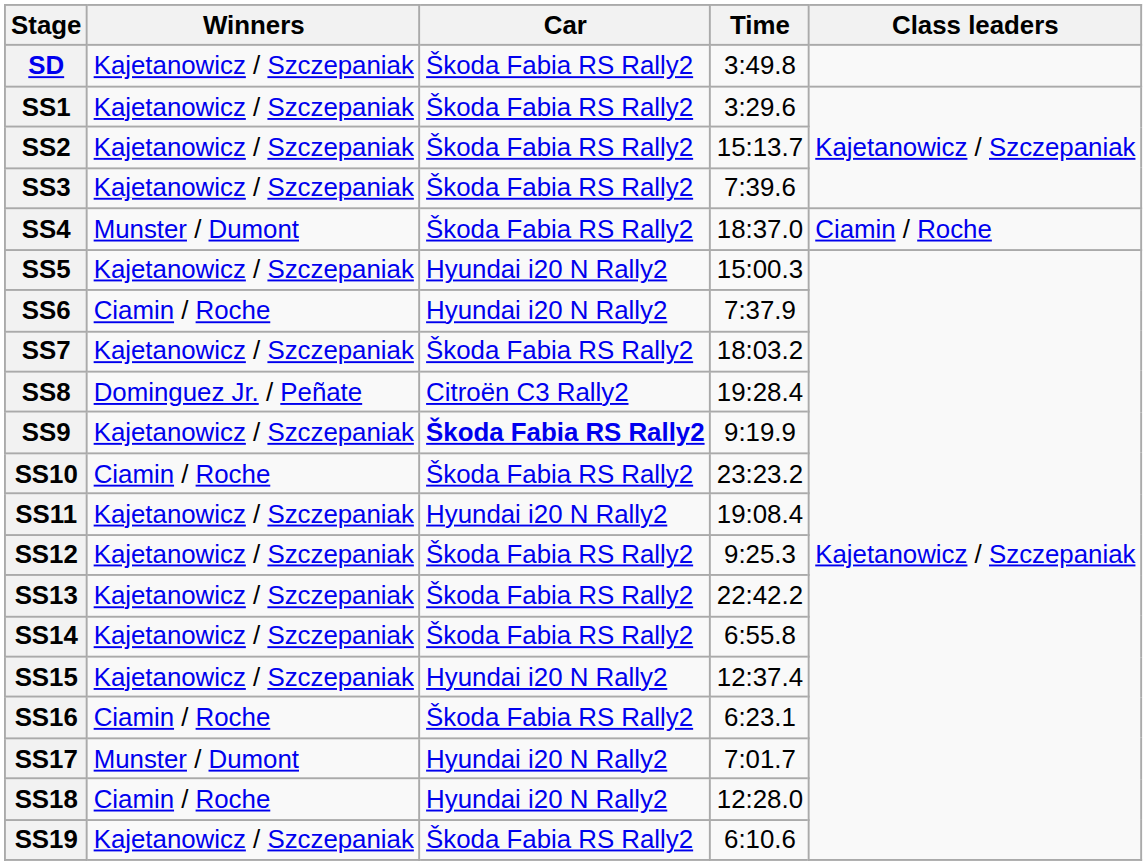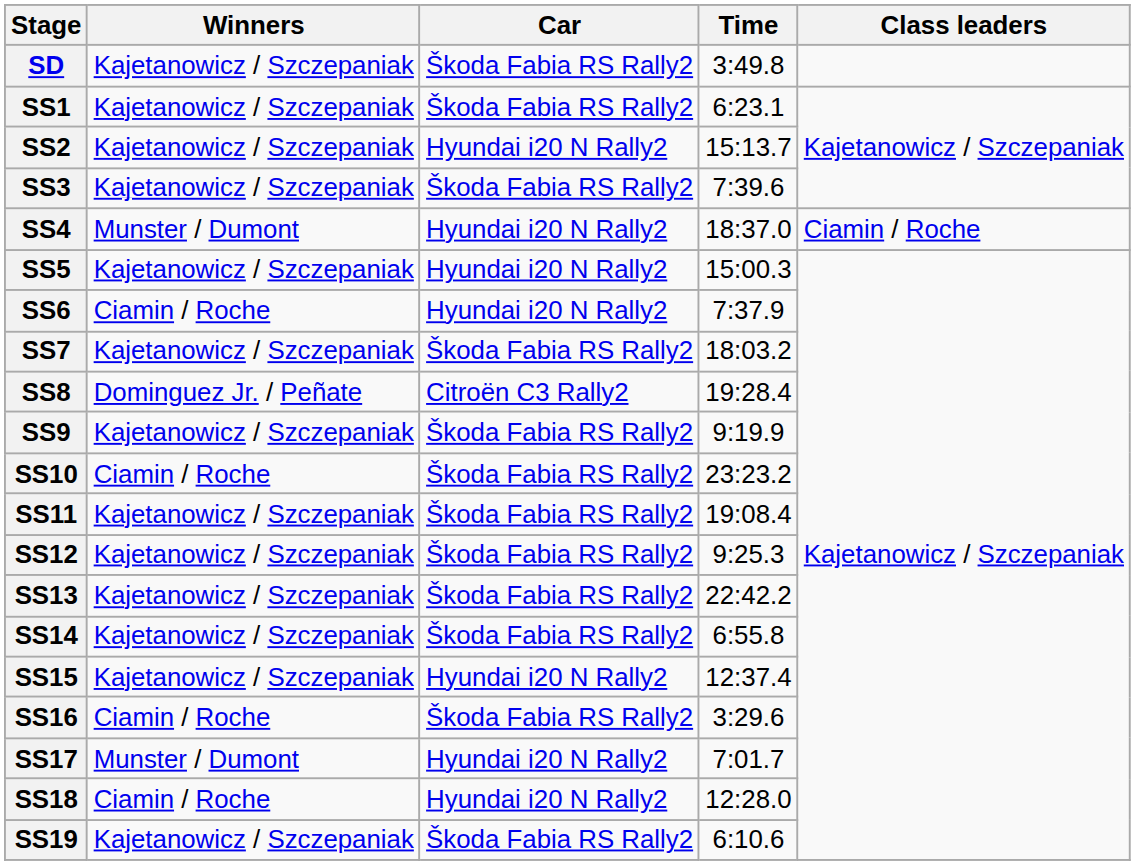(760, 106) 3:29.6 -> (748, 106) 6:23.1
(560, 147) Škoda Fabia RS Rally2 -> (547, 147) Hyundai i20 N Rally2
(560, 229) Škoda Fabia RS Rally2 -> (547, 229) Hyundai i20 N Rally2
(565, 432) bold -> (560, 432) normal
(547, 514) Hyundai i20 N Rally2 -> (560, 514) Škoda Fabia RS Rally2
(760, 717) 6:23.1 -> (748, 717) 3:29.6
